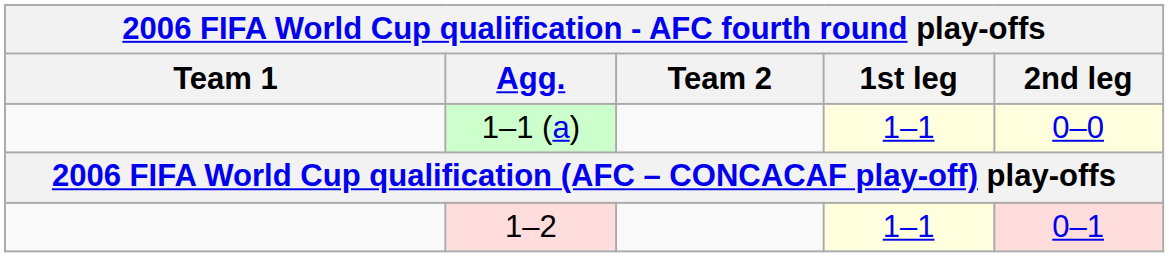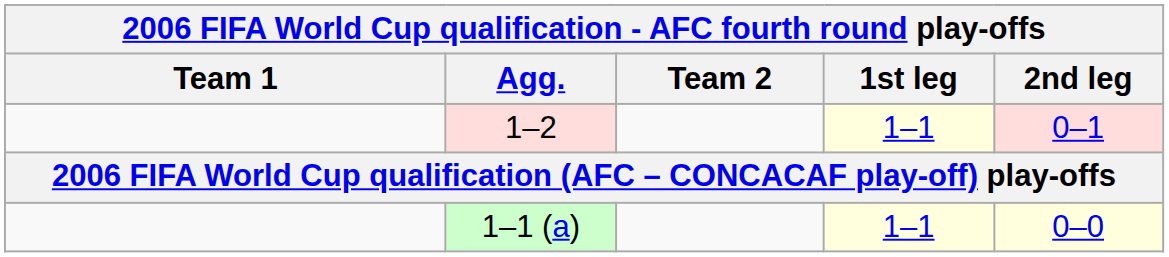rows swapped: (531, 127) <-> (531, 226)
